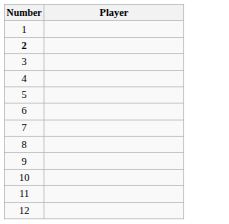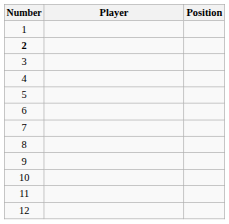+ column: (204, 12)
